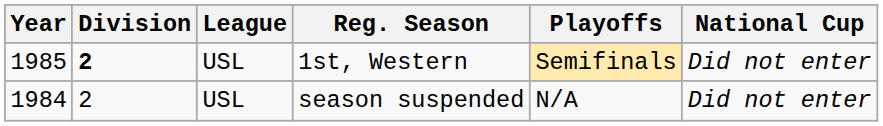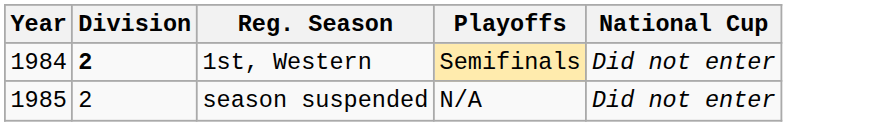- column: (245, 24)
(39, 62) 1985 -> (39, 62) 1984
(39, 101) 1984 -> (39, 101) 1985
